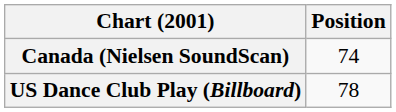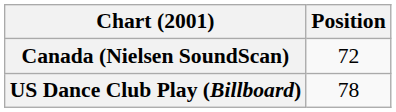(348, 55) 74 -> (348, 55) 72
